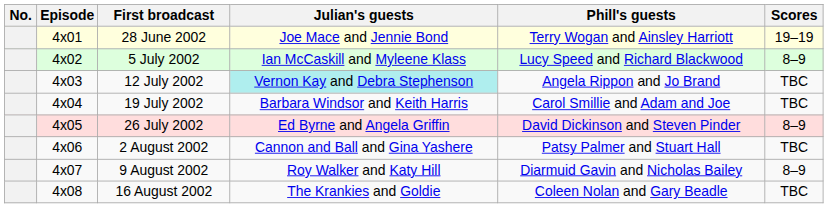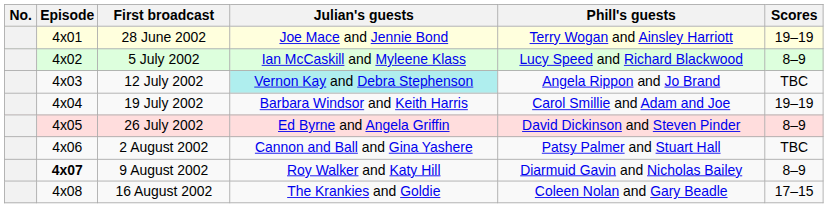(794, 103) TBC -> (794, 103) 19–19
(67, 170) normal -> (67, 170) bold
(794, 192) TBC -> (794, 192) 17–15
